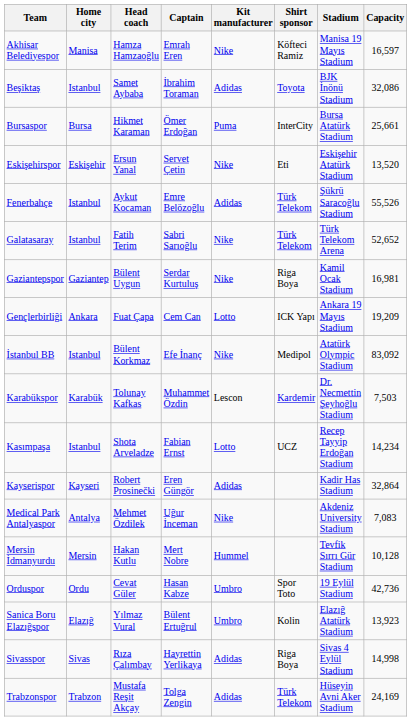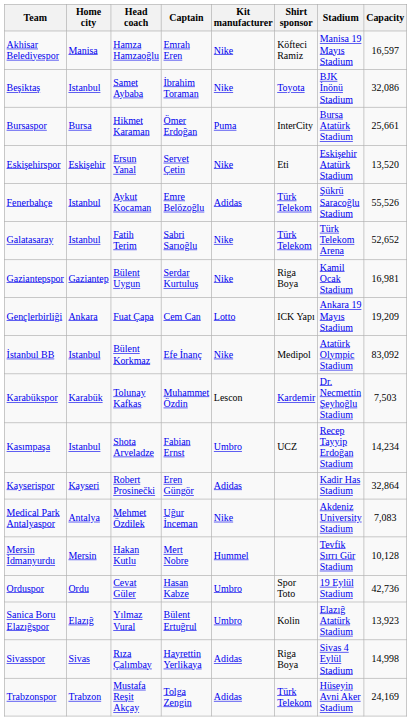(228, 88) Adidas -> (223, 88) Nike
(225, 447) Lotto -> (228, 447) Umbro
